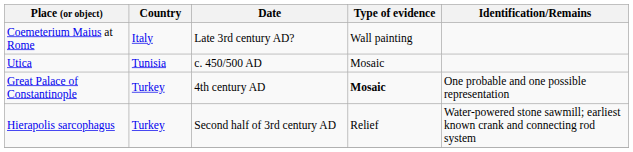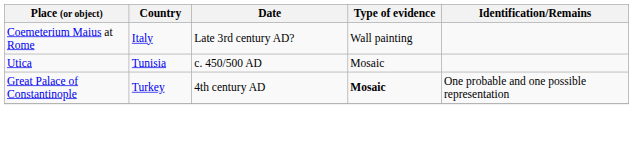- row: (61, 125)
